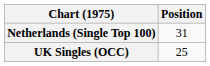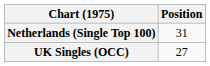(182, 52) 25 -> (182, 52) 27
